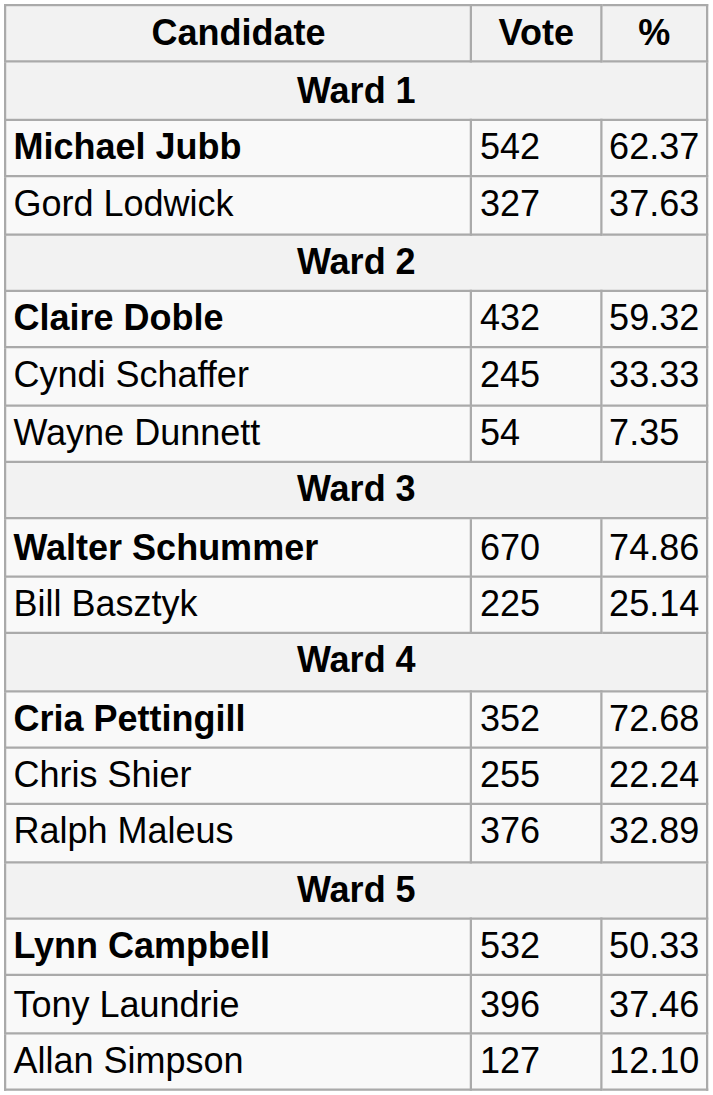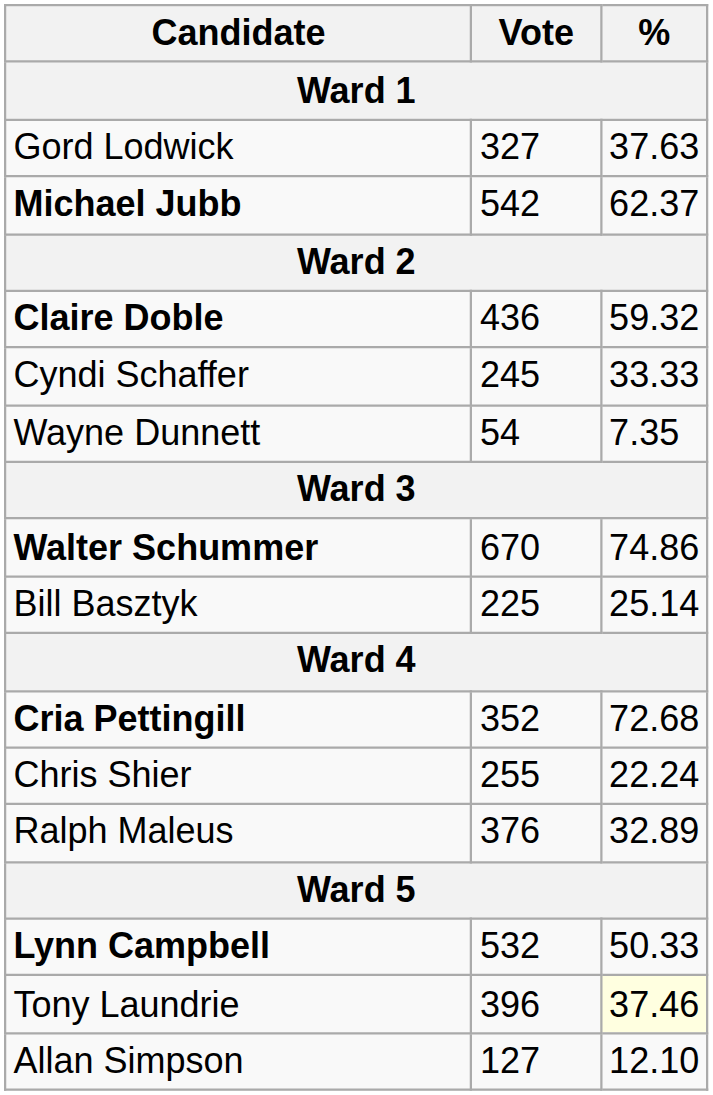rows swapped: (127, 147) <-> (123, 204)
(510, 318) 432 -> (510, 318) 436
(654, 1003) no background -> (654, 1003) lightyellow background
